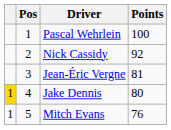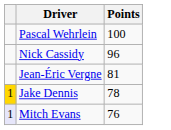- column: (28, 14)
(137, 54) 92 -> (113, 54) 96
(137, 93) 80 -> (113, 93) 78
(10, 113) no background -> (10, 113) lavender background
